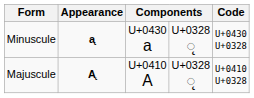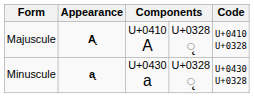rows swapped: (31, 75) <-> (31, 39)
